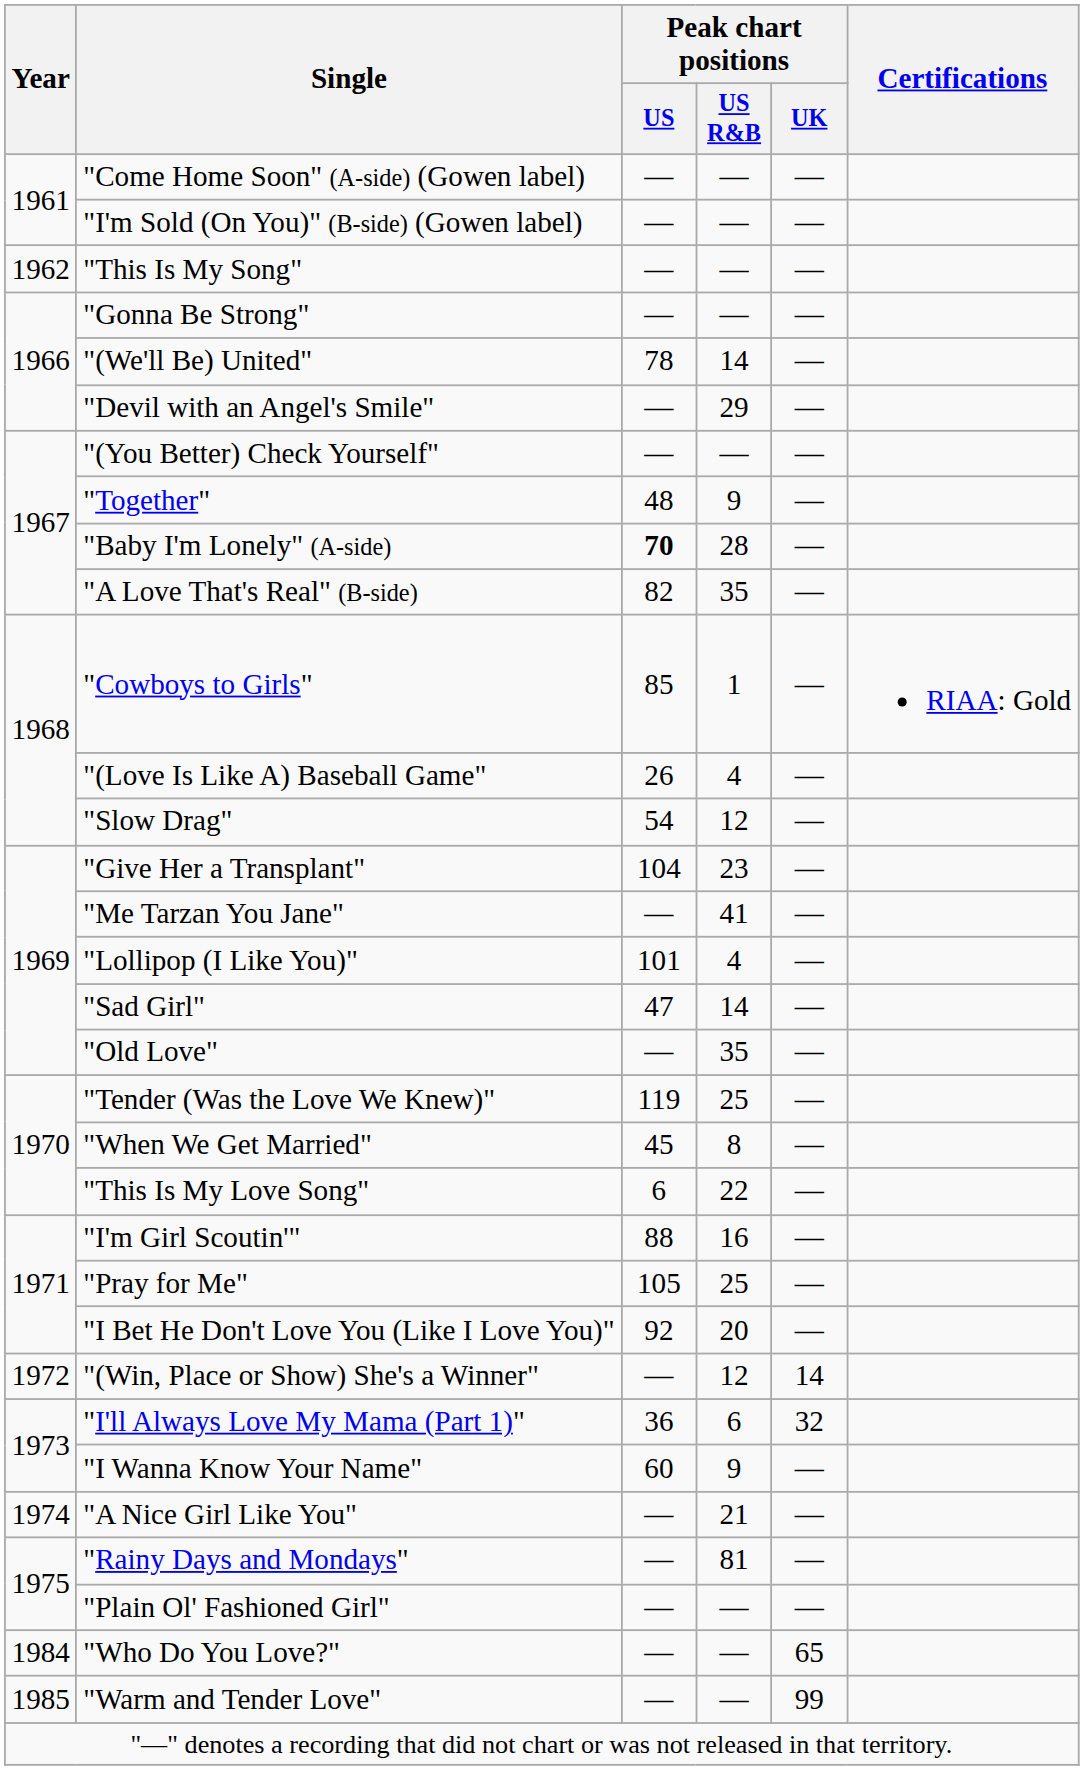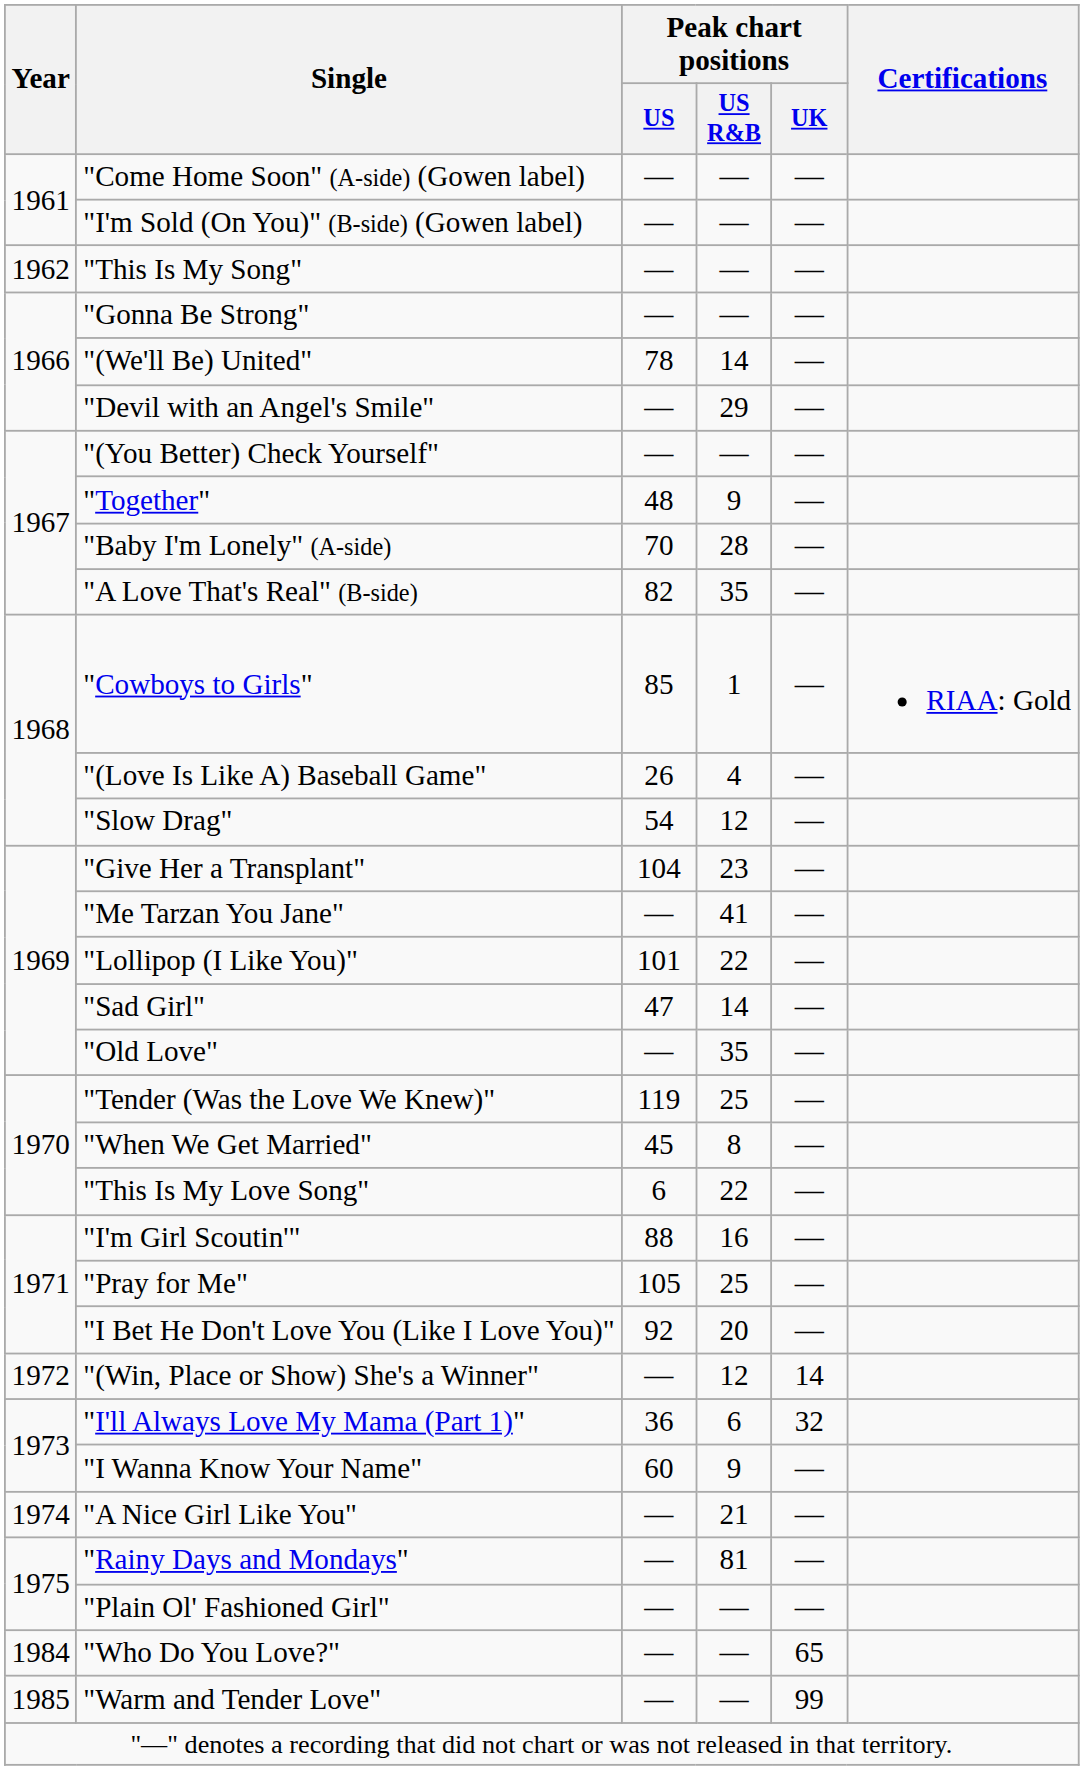(659, 545) bold -> (659, 545) normal
(734, 960) 4 -> (734, 960) 22
